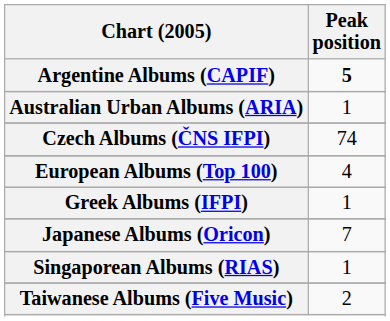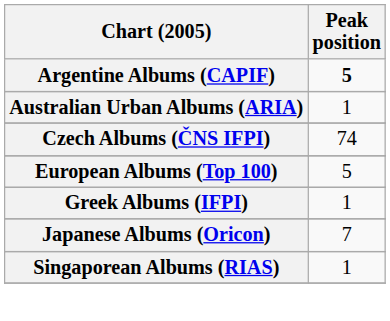(347, 171) 4 -> (347, 171) 5
- row: (156, 298)
